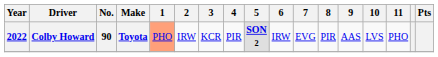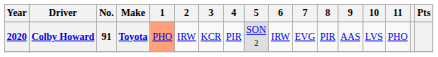(17, 36) 2022 -> (17, 36) 2020
(106, 36) 90 -> (106, 36) 91
(257, 36) bold -> (256, 36) normal
